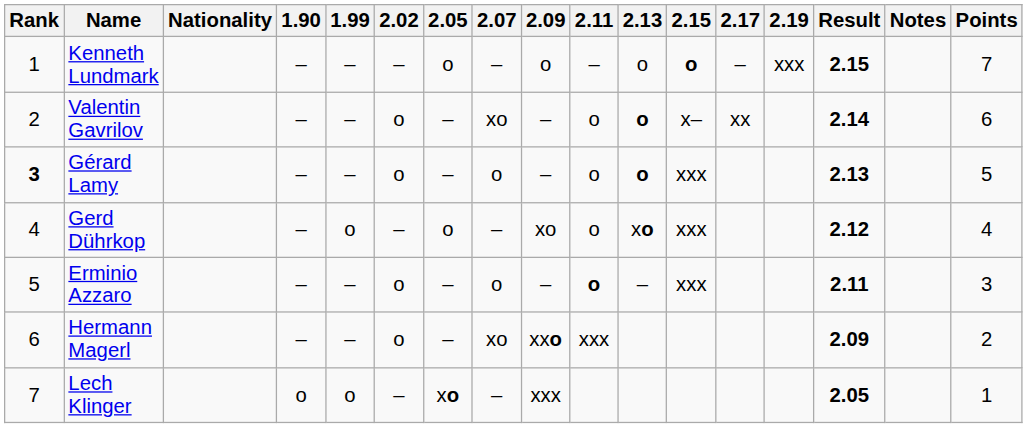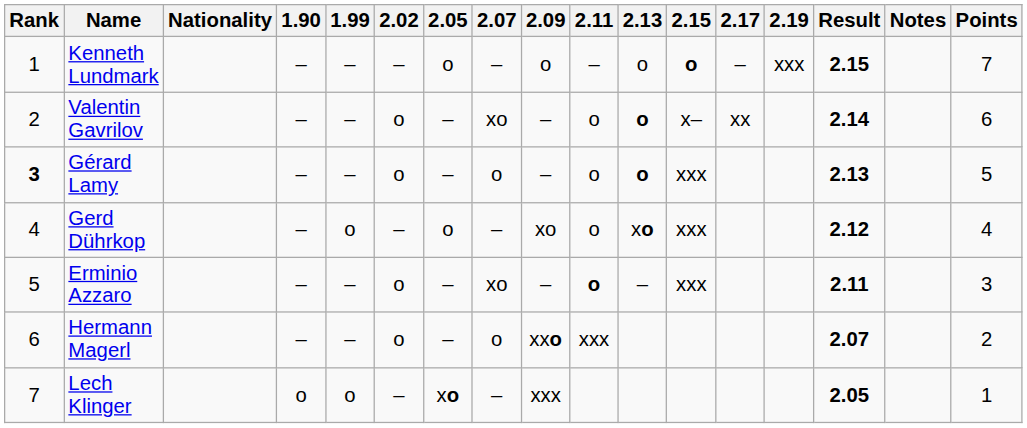(497, 284) o -> (497, 284) xo
(497, 339) xo -> (497, 339) o
(849, 339) 2.09 -> (849, 339) 2.07
